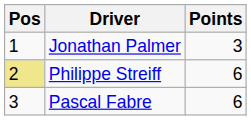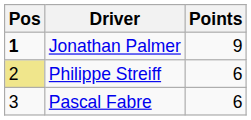(13, 46) normal -> (13, 46) bold
(237, 46) 3 -> (237, 46) 9
